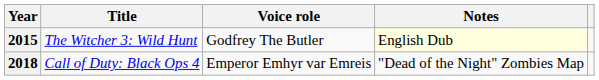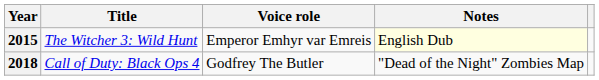(265, 39) Godfrey The Butler -> (289, 39) Emperor Emhyr var Emreis
(289, 63) Emperor Emhyr var Emreis -> (265, 63) Godfrey The Butler
